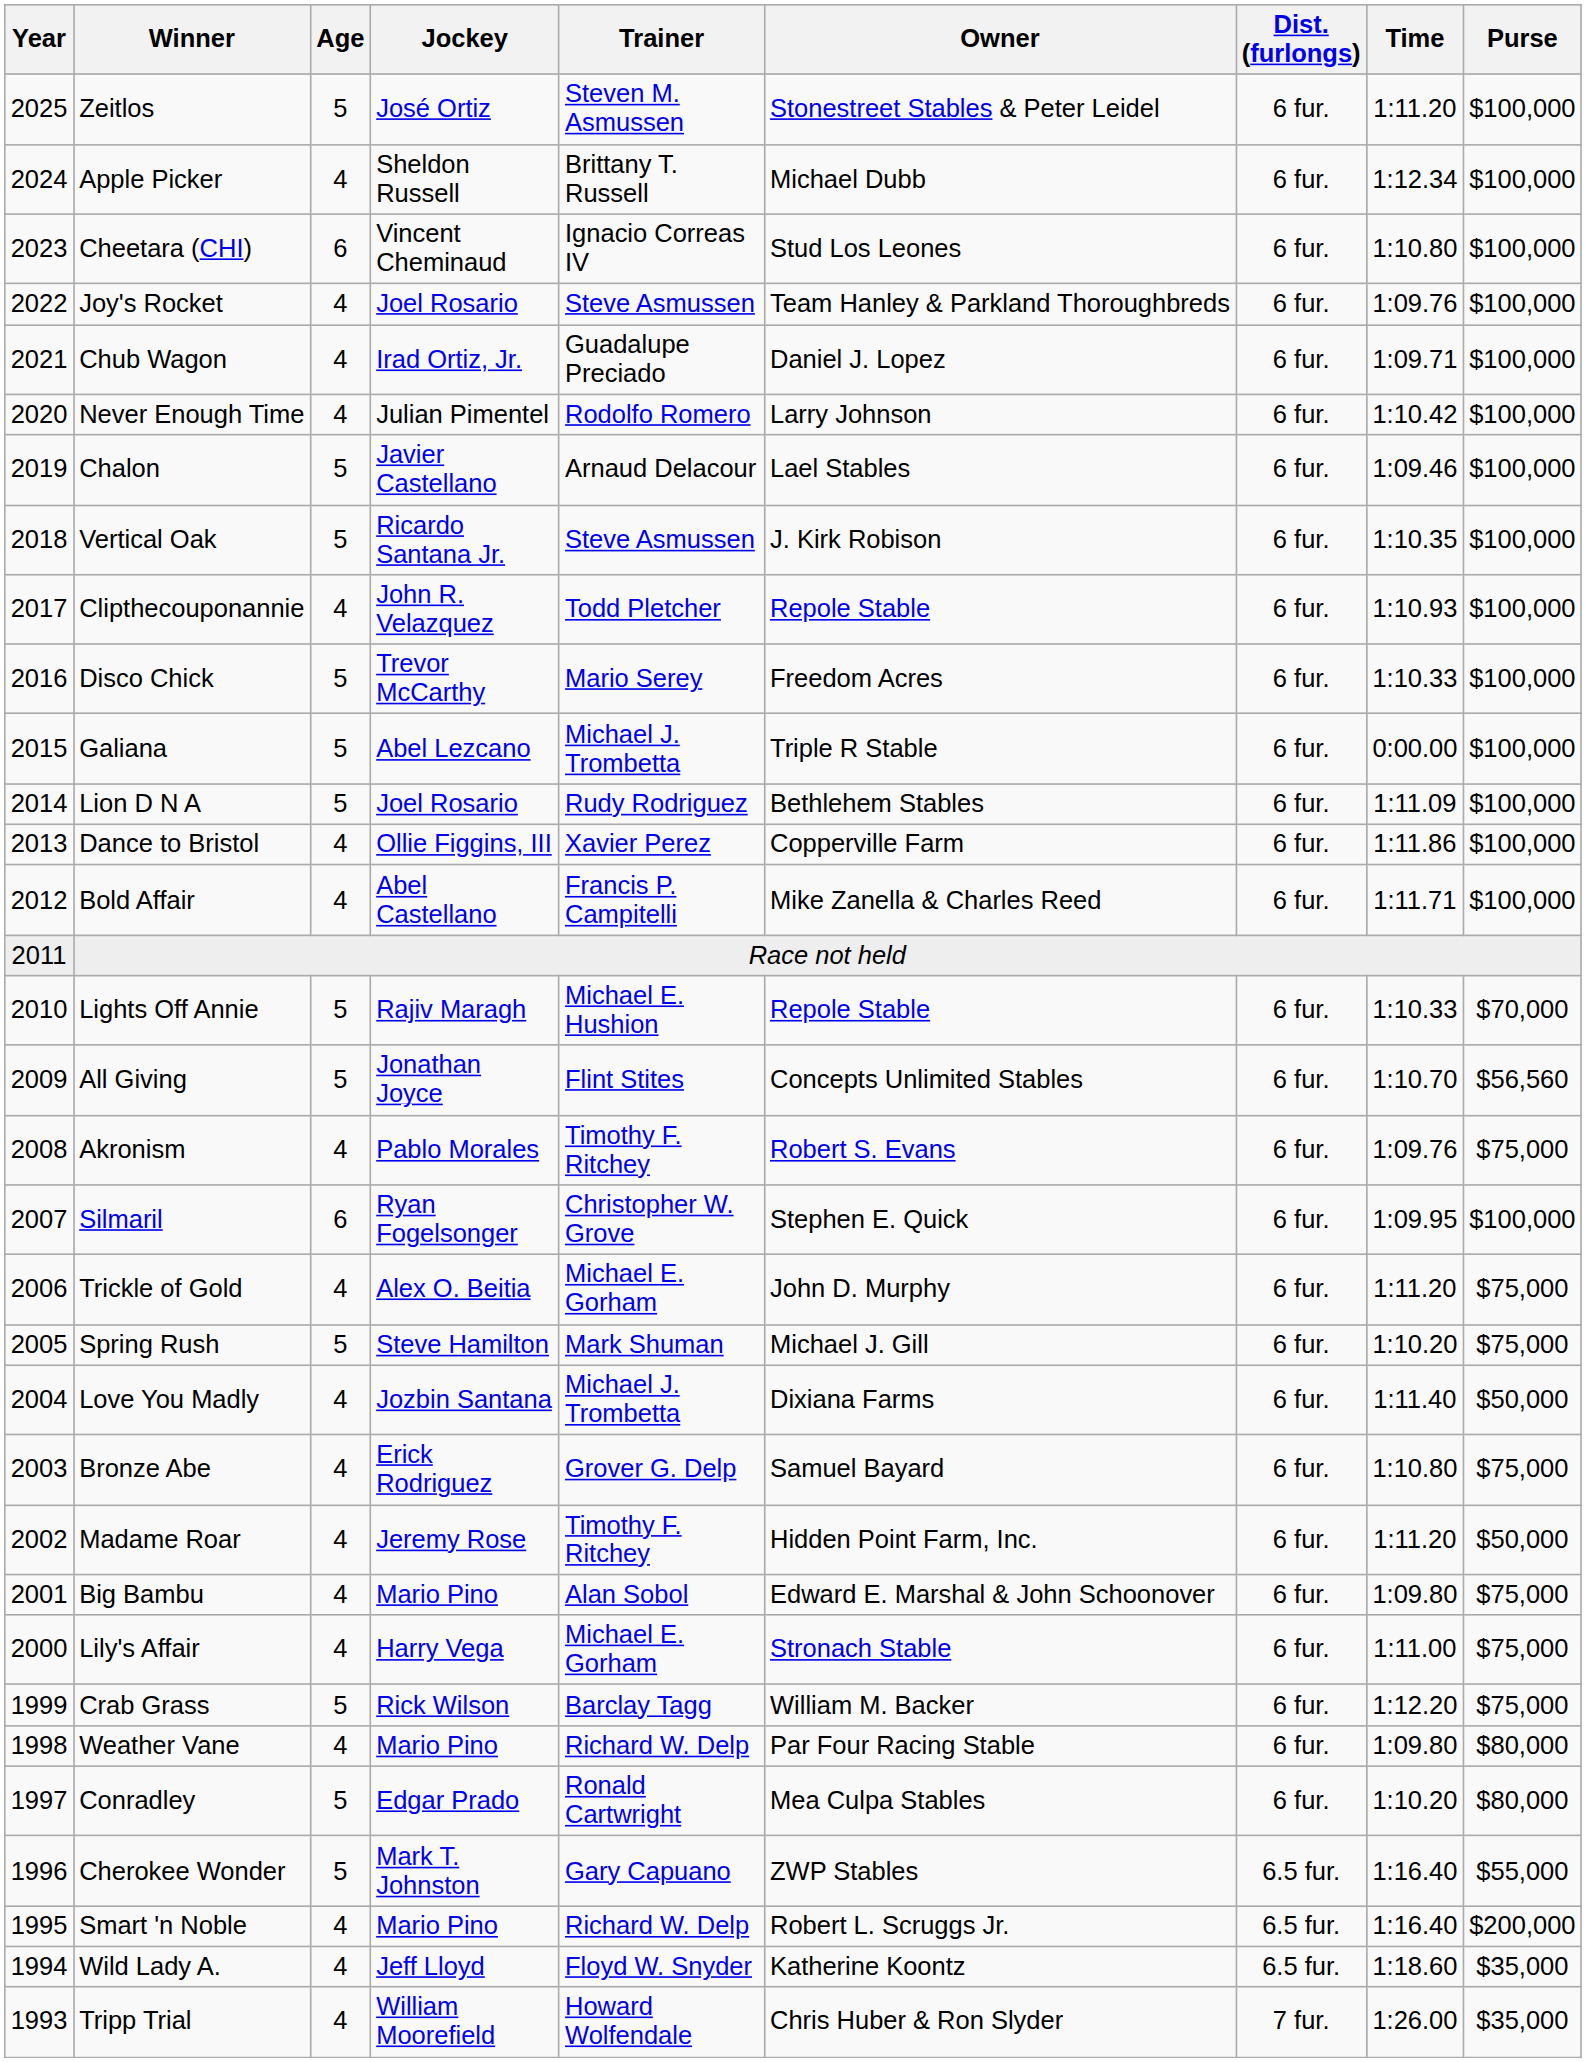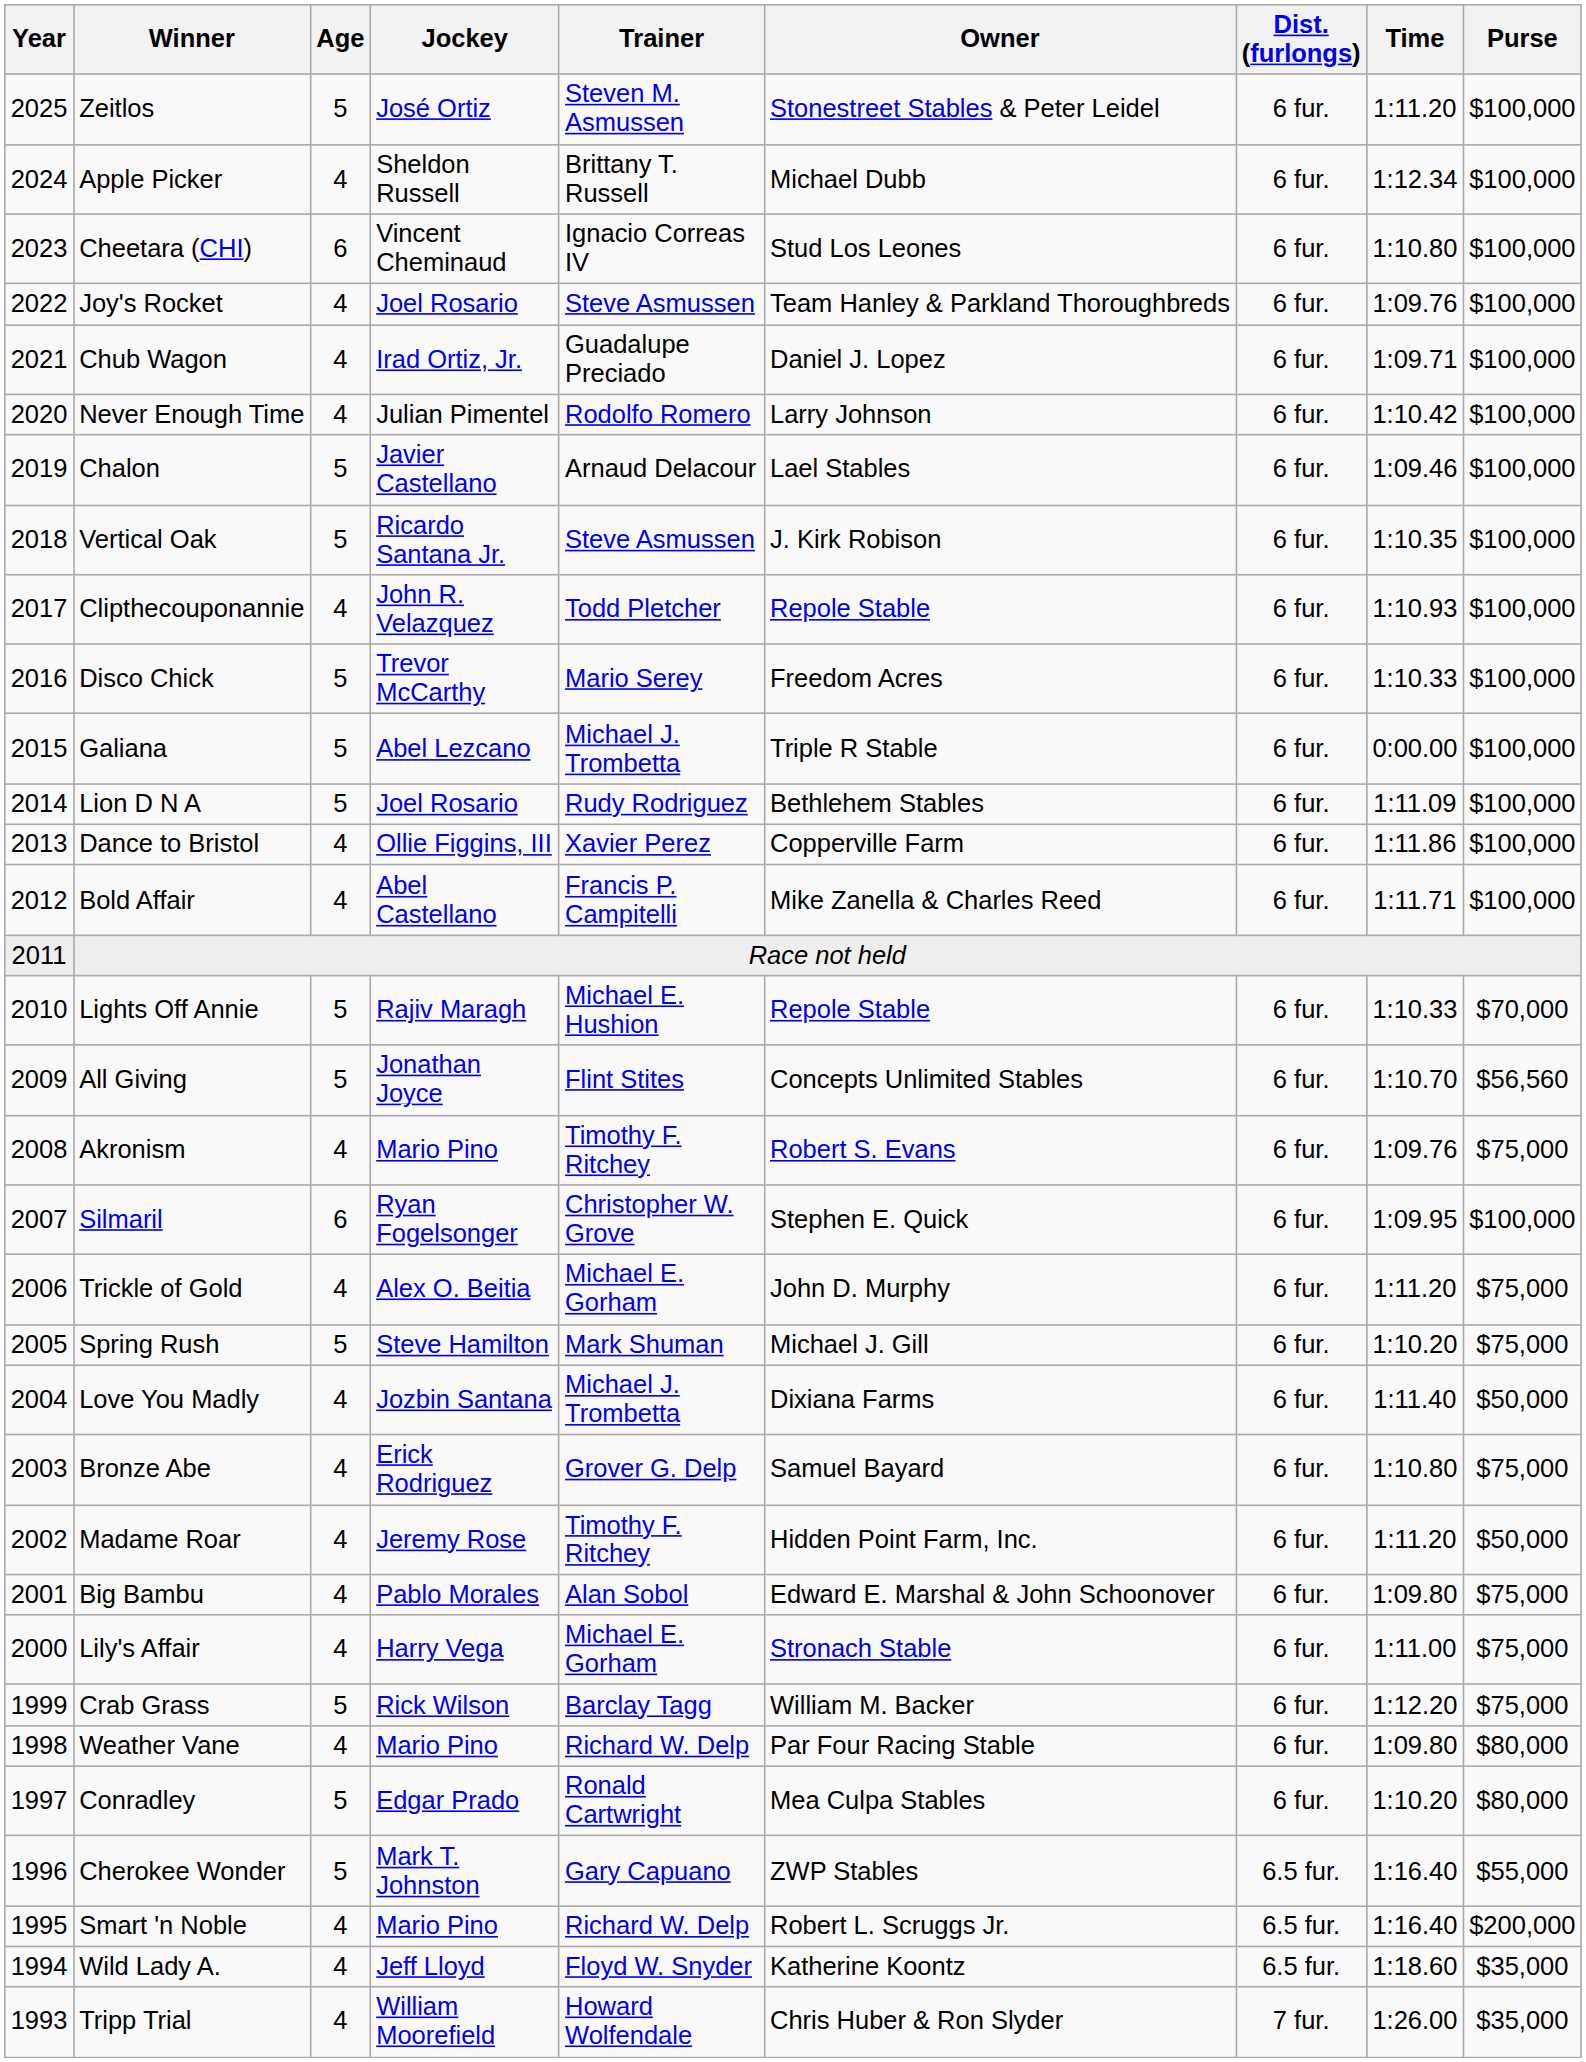(458, 1149) Pablo Morales -> (437, 1149) Mario Pino
(437, 1594) Mario Pino -> (458, 1594) Pablo Morales
